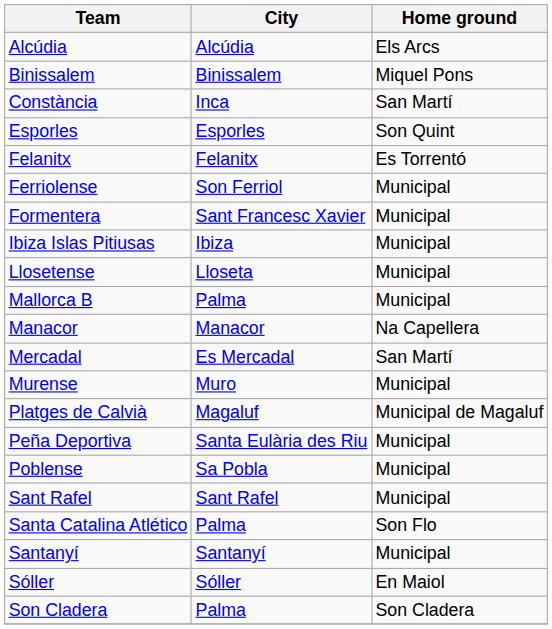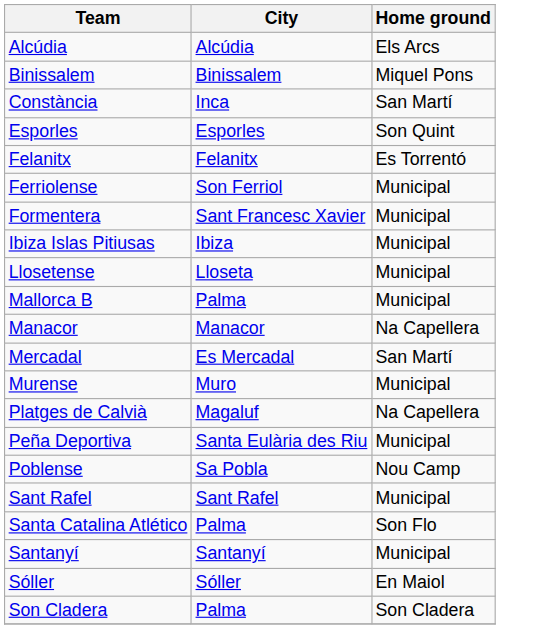(459, 412) Municipal de Magaluf -> (427, 412) Na Capellera
(413, 469) Municipal -> (418, 469) Nou Camp
